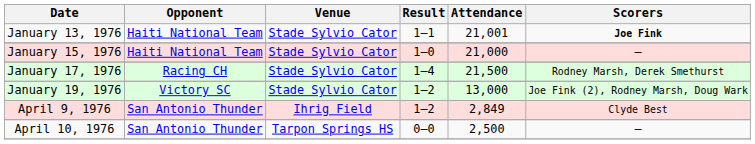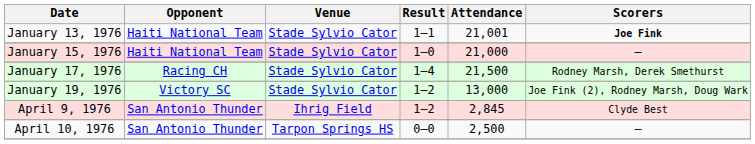(487, 110) 2,849 -> (487, 110) 2,845
